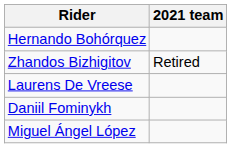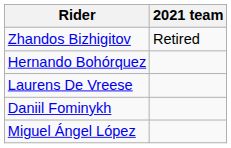rows swapped: (69, 62) <-> (77, 39)
